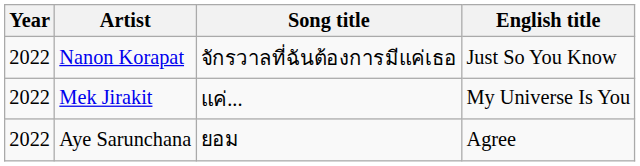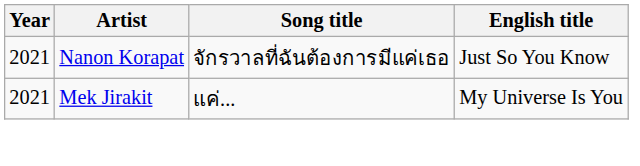(30, 57) 2022 -> (30, 57) 2021
(30, 98) 2022 -> (30, 98) 2021
- row: (125, 139)
